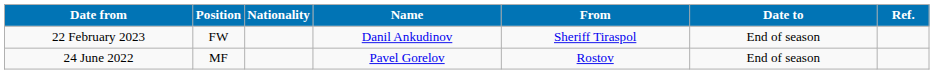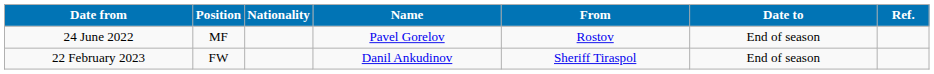rows swapped: (99, 58) <-> (99, 37)
